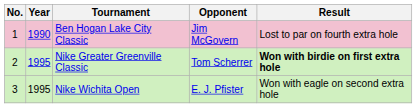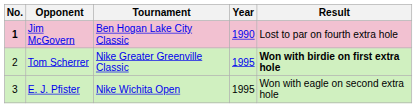columns swapped: (39, 13) <-> (223, 13)
(15, 34) normal -> (15, 34) bold
